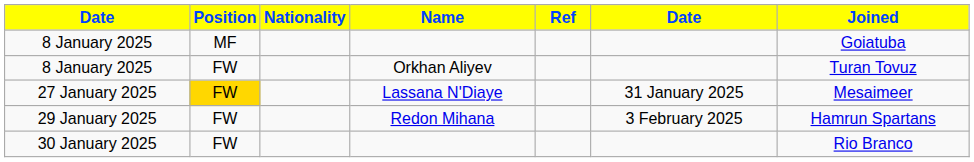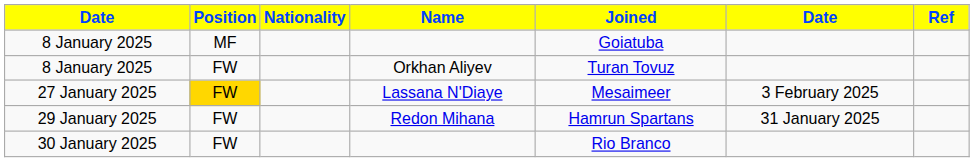columns swapped: (873, 18) <-> (563, 18)
(684, 93) 31 January 2025 -> (820, 93) 3 February 2025
(684, 119) 3 February 2025 -> (820, 119) 31 January 2025
